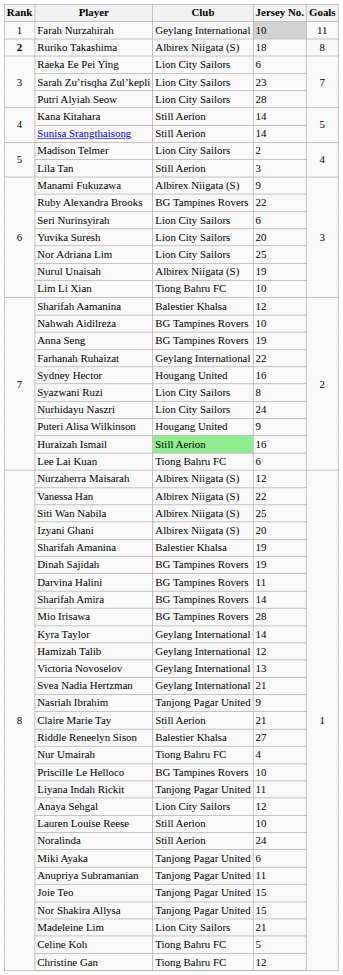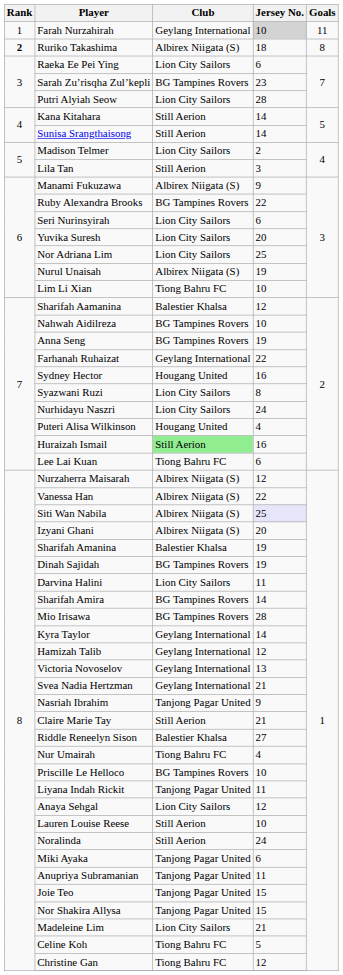(193, 82) Lion City Sailors -> (202, 82) BG Tampines Rovers
(258, 427) 9 -> (258, 427) 4
(261, 513) no background -> (261, 513) lavender background
(202, 582) BG Tampines Rovers -> (193, 582) Lion City Sailors
